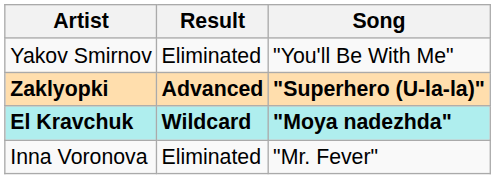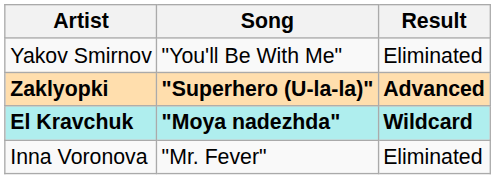columns swapped: (379, 21) <-> (212, 21)
